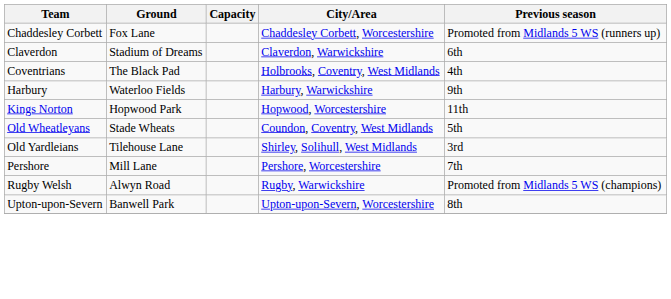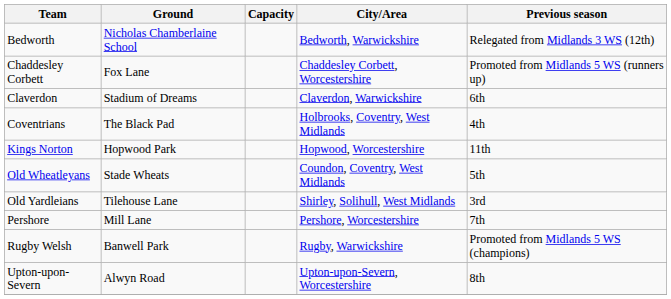+ row: (31, 39)
- row: (27, 90)
(140, 185) Alwyn Road -> (136, 246) Banwell Park
(142, 204) Banwell Park -> (134, 278) Alwyn Road
